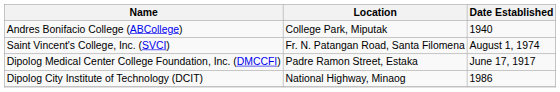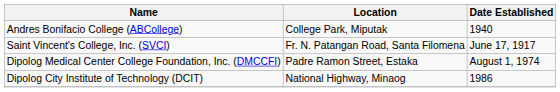(504, 45) August 1, 1974 -> (502, 45) June 17, 1917
(502, 62) June 17, 1917 -> (504, 62) August 1, 1974
